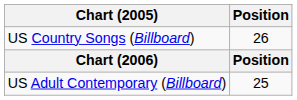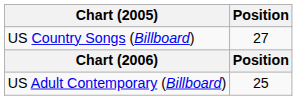(261, 38) 26 -> (261, 38) 27
